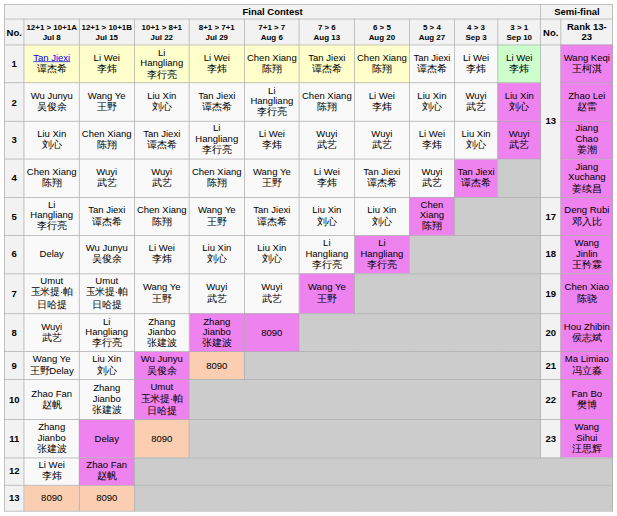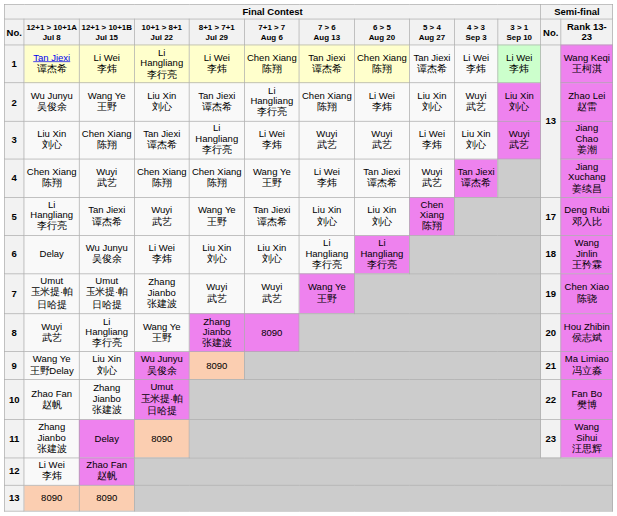(162, 177) Wuyi 武艺 -> (162, 177) Chen Xiang 陈翔
(162, 215) Chen Xiang 陈翔 -> (162, 215) Wuyi 武艺
(162, 292) Wang Ye 王野 -> (162, 292) Zhang Jianbo 张建波
(162, 332) Zhang Jianbo 张建波 -> (162, 332) Wang Ye 王野
